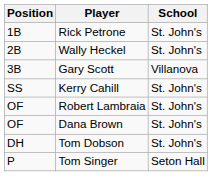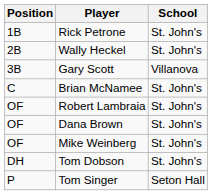- row: (89, 87)
+ row: (100, 87)
+ row: (97, 143)
